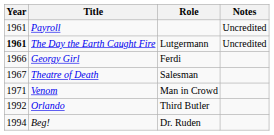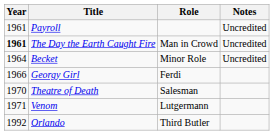(184, 43) Lutgermann -> (189, 43) Man in Crowd
+ row: (44, 59)
(17, 75) 1967 -> (17, 91) 1970
(189, 91) Man in Crowd -> (184, 106) Lutgermann
- row: (40, 122)
